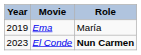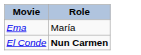- column: (17, 12)
